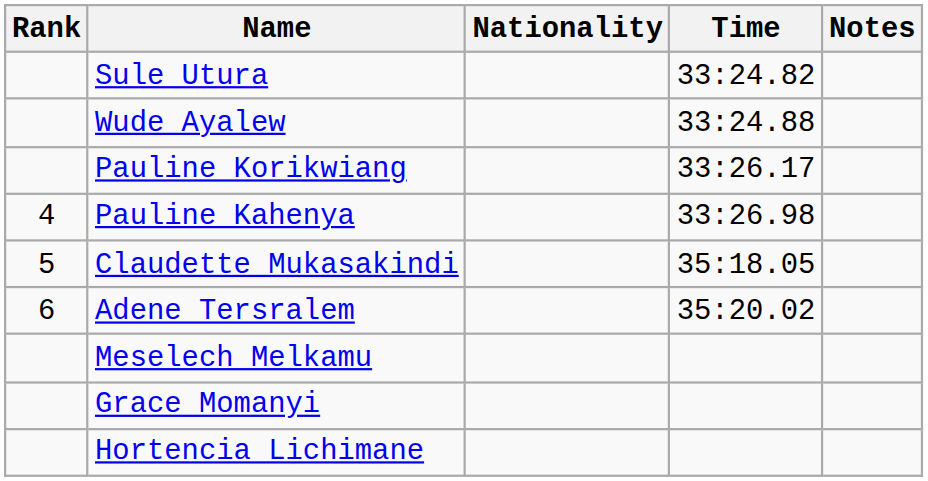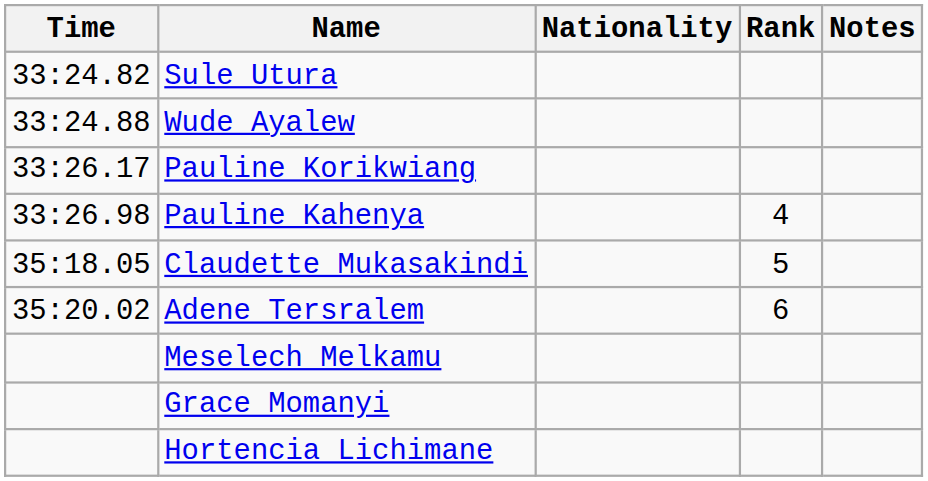columns swapped: (47, 29) <-> (746, 29)
